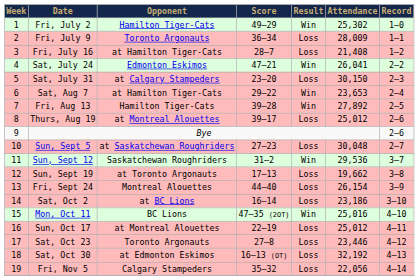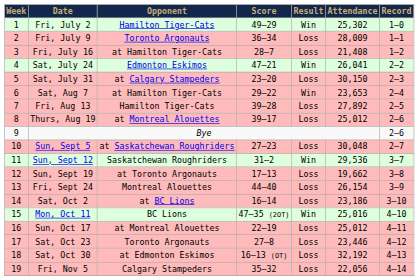(309, 106) Win -> (309, 106) Loss
